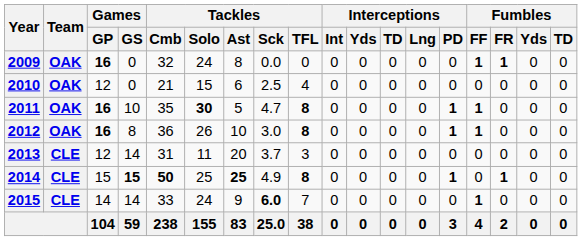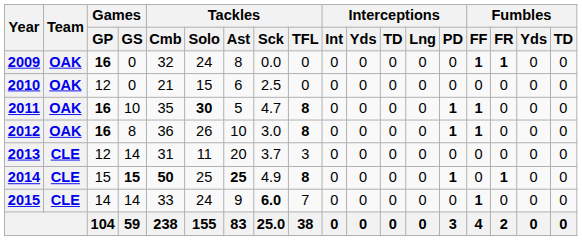(305, 85) 4 -> (305, 85) 0
